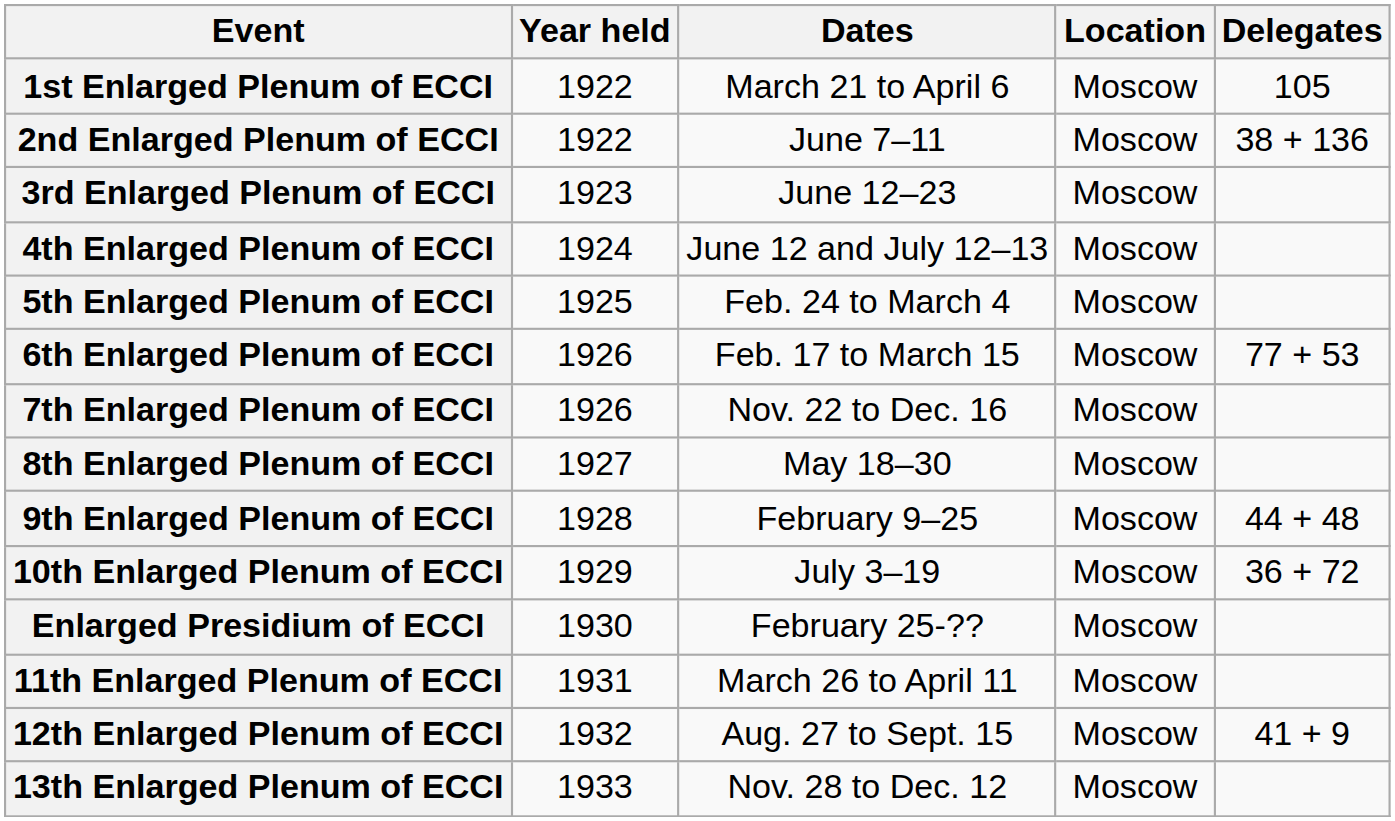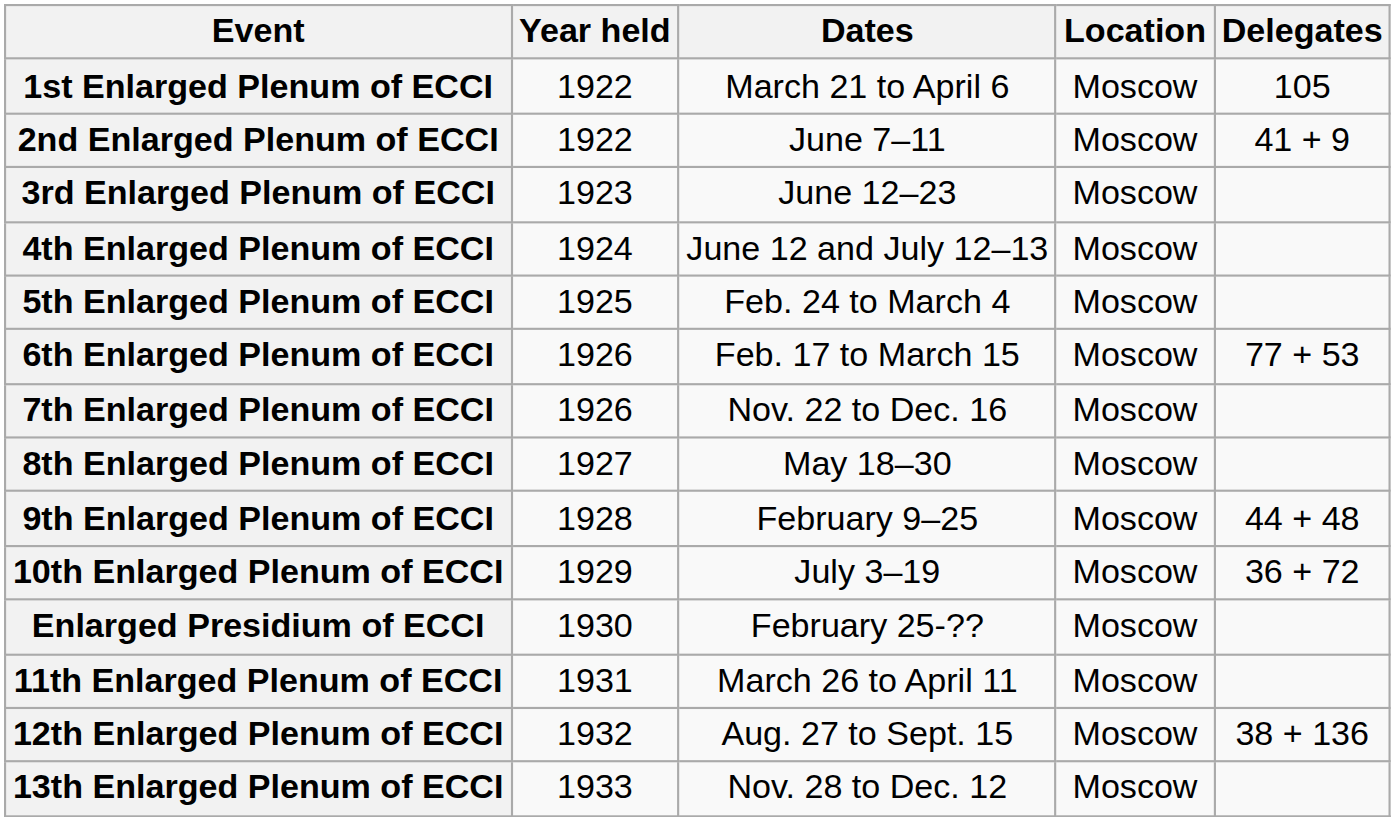(1302, 139) 38 + 136 -> (1302, 139) 41 + 9
(1302, 734) 41 + 9 -> (1302, 734) 38 + 136
